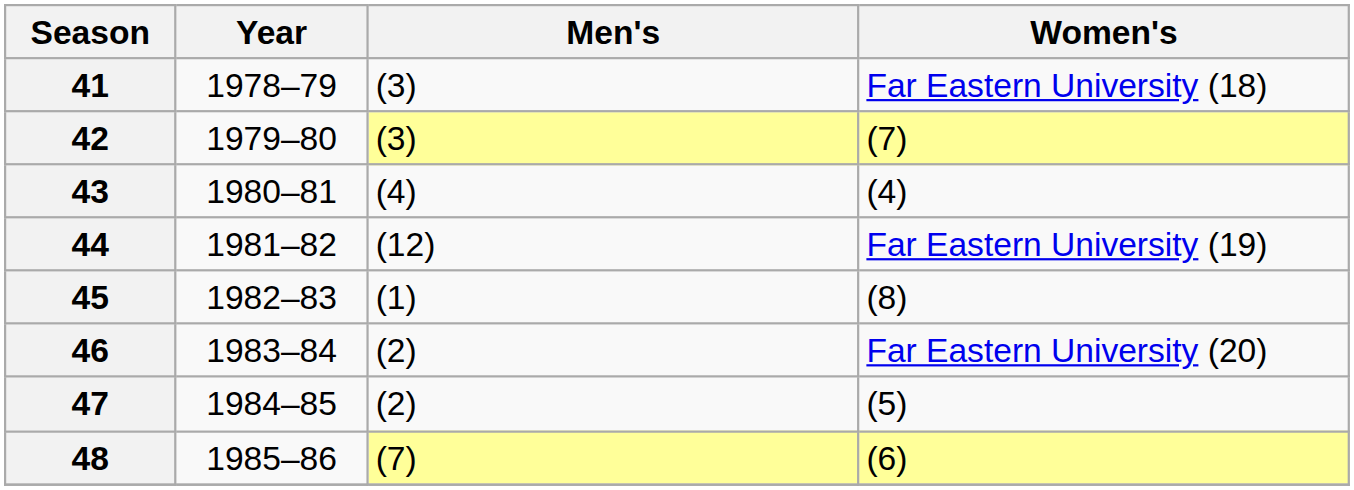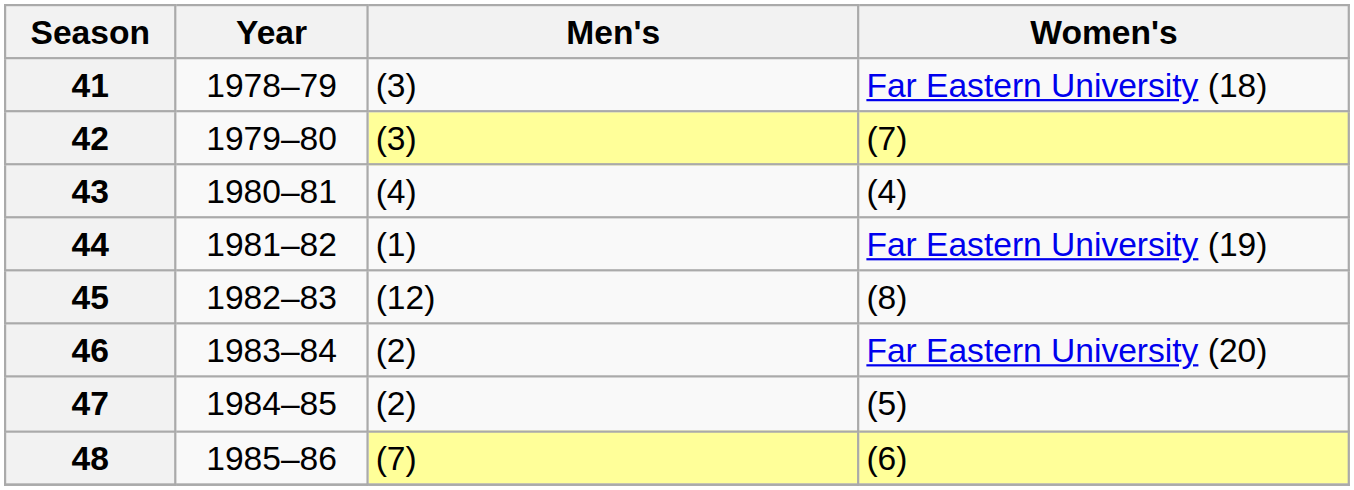(405, 245) (12) -> (396, 245) (1)
(396, 298) (1) -> (405, 298) (12)
